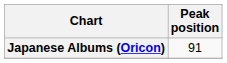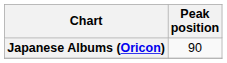(195, 48) 91 -> (195, 48) 90
